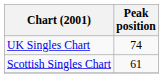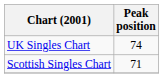(136, 63) 61 -> (136, 63) 71
